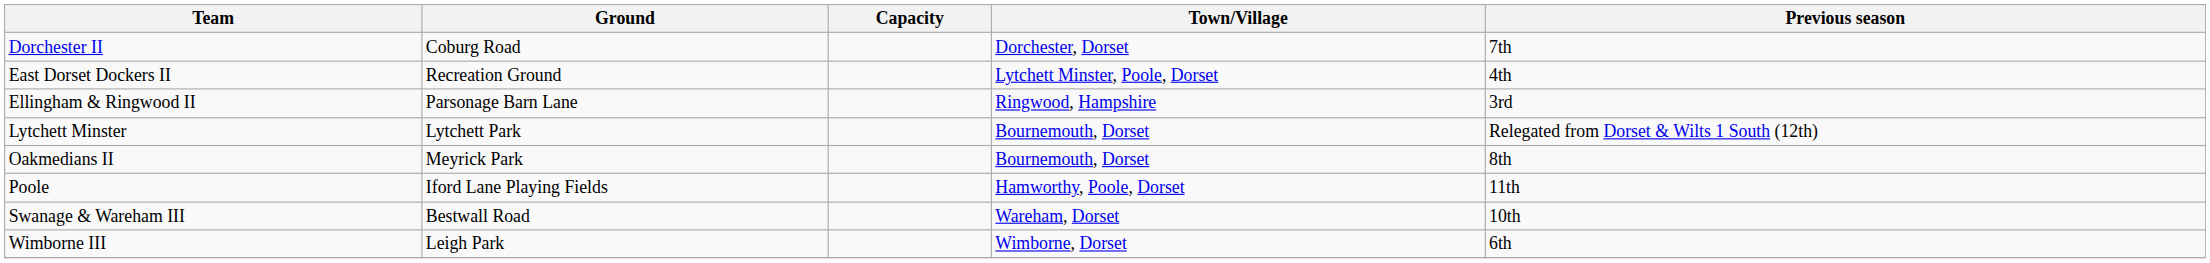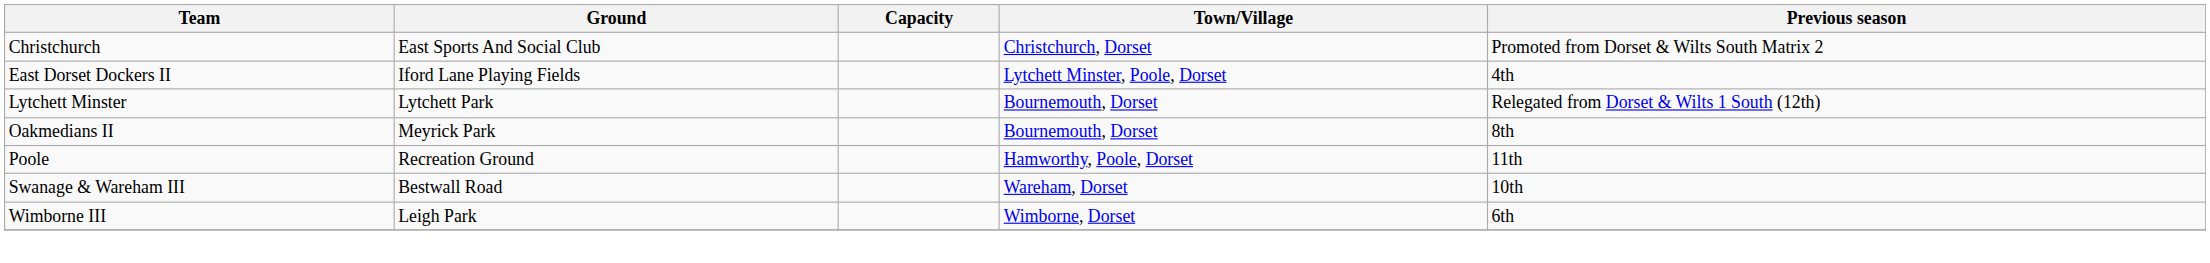+ row: (55, 46)
- row: (56, 46)
(494, 74) Recreation Ground -> (489, 74) Iford Lane Playing Fields
- row: (102, 103)
(517, 187) Iford Lane Playing Fields -> (466, 159) Recreation Ground
